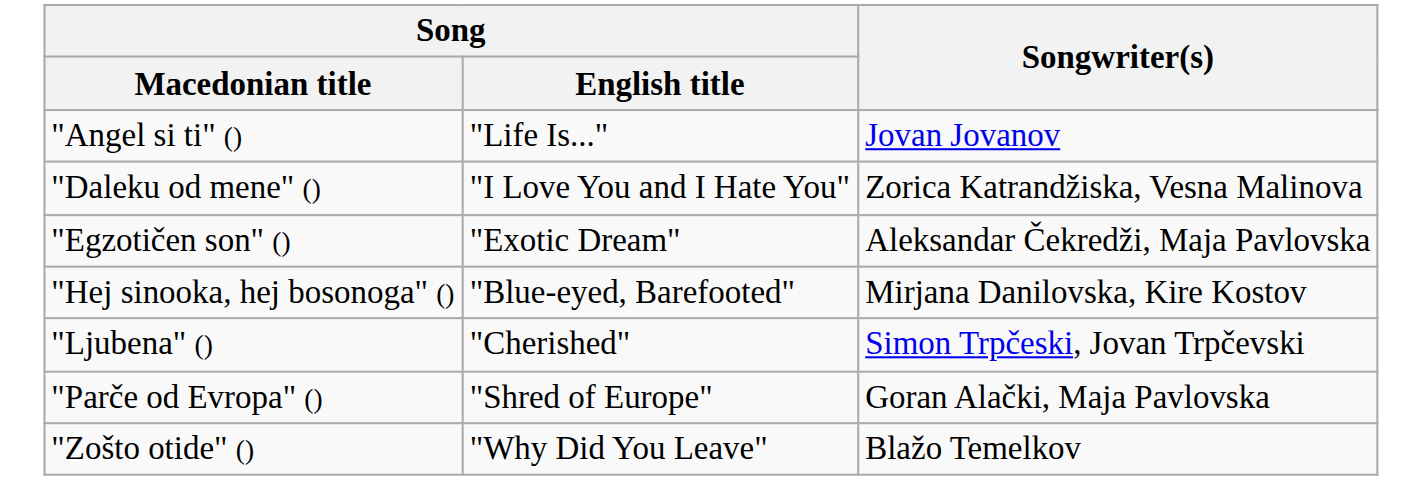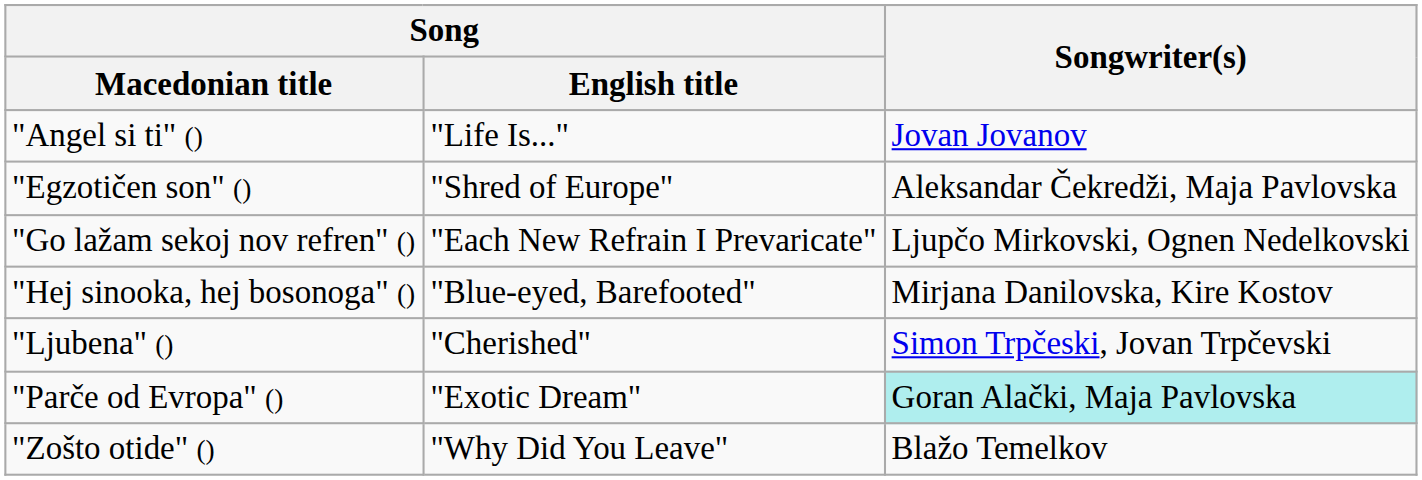- row: (186, 187)
(575, 239) "Exotic Dream" -> (552, 187) "Shred of Europe"
+ row: (214, 239)
(591, 396) "Shred of Europe" -> (536, 396) "Exotic Dream"
(1068, 396) no background -> (1094, 396) paleturquoise background
